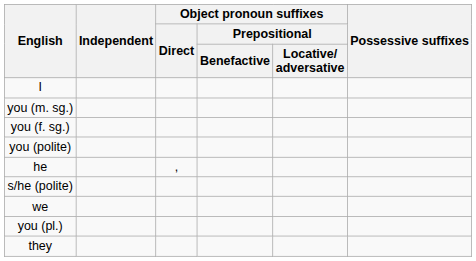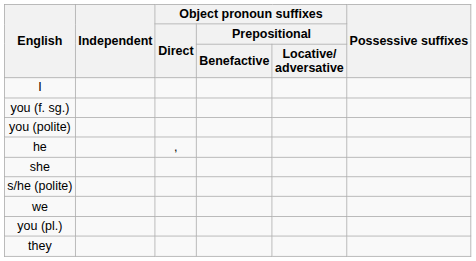- row: (40, 107)
+ row: (40, 166)
